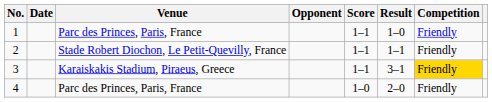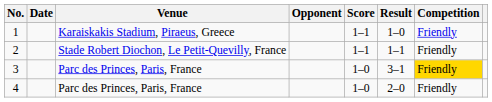(130, 32) Parc des Princes, Paris, France -> (146, 32) Karaiskakis Stadium, Piraeus, Greece
(146, 69) Karaiskakis Stadium, Piraeus, Greece -> (130, 69) Parc des Princes, Paris, France
(361, 69) 1–1 -> (361, 69) 1–0
